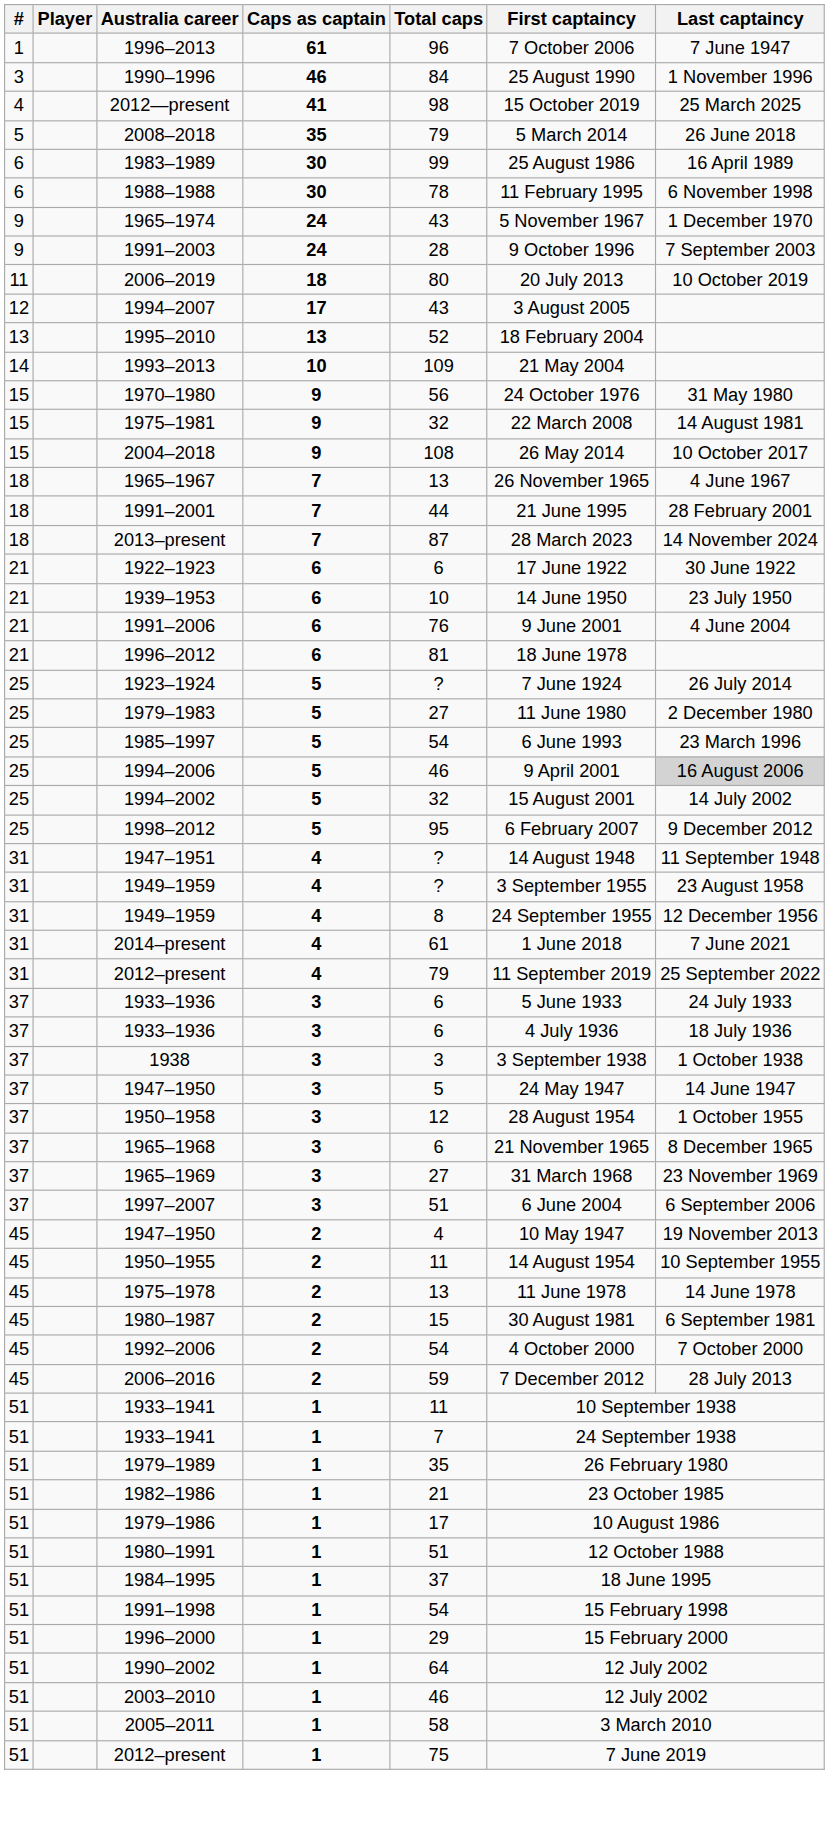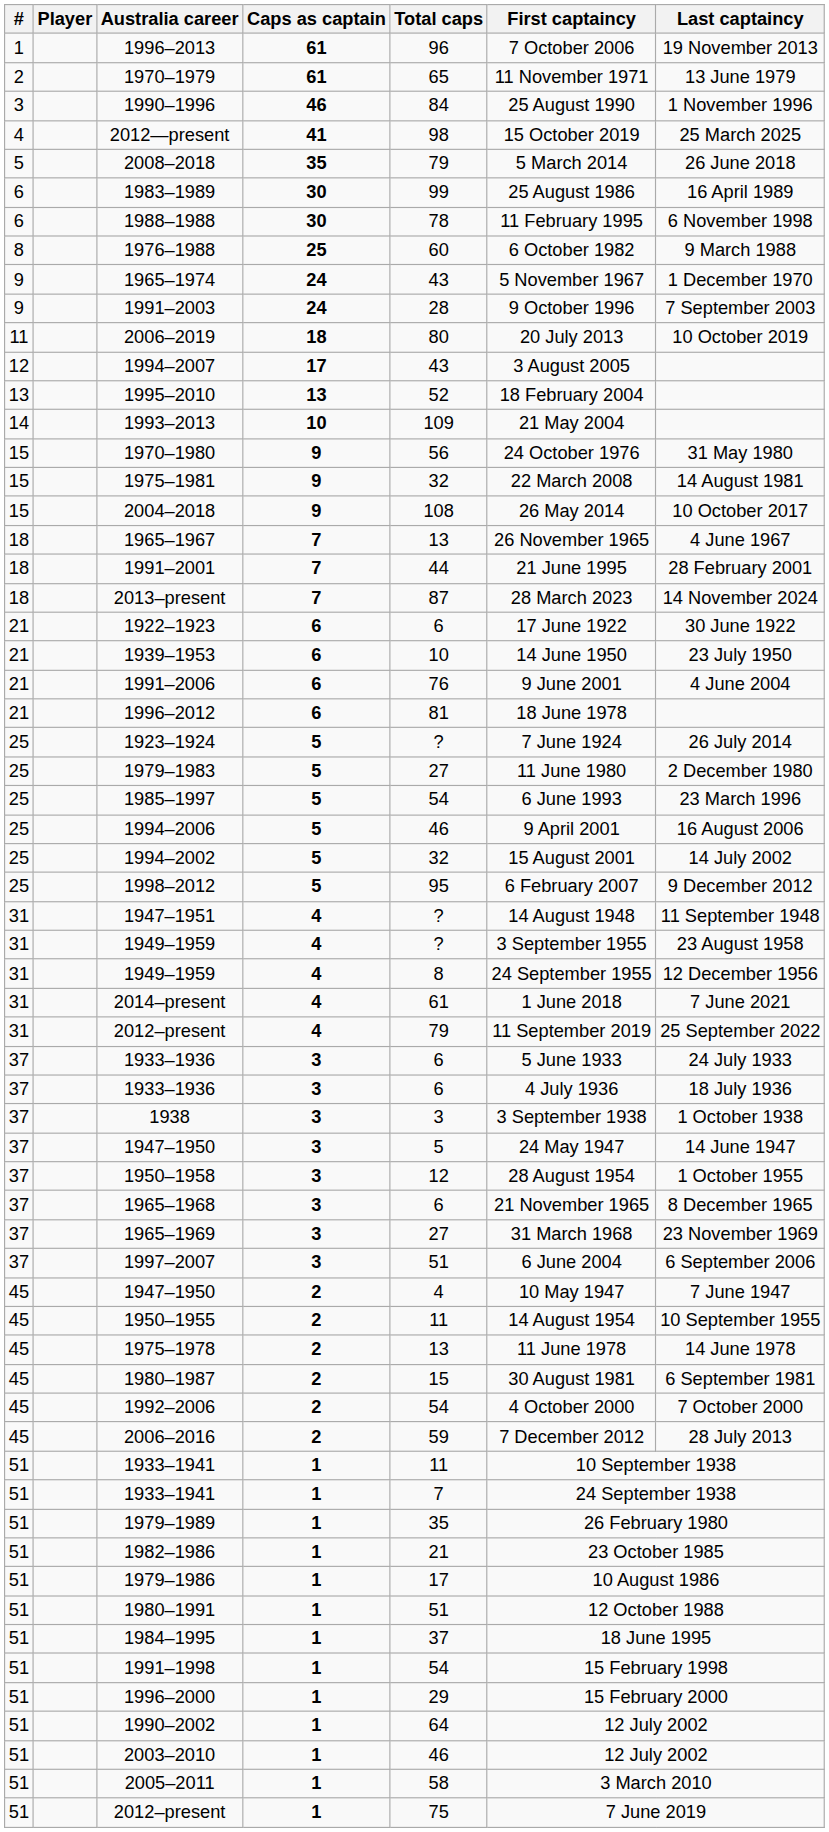(740, 47) 7 June 1947 -> (740, 47) 19 November 2013
+ row: (19, 76)
+ row: (19, 250)
(740, 771) lightgrey background -> (740, 828) no background
(740, 1233) 19 November 2013 -> (740, 1291) 7 June 1947
